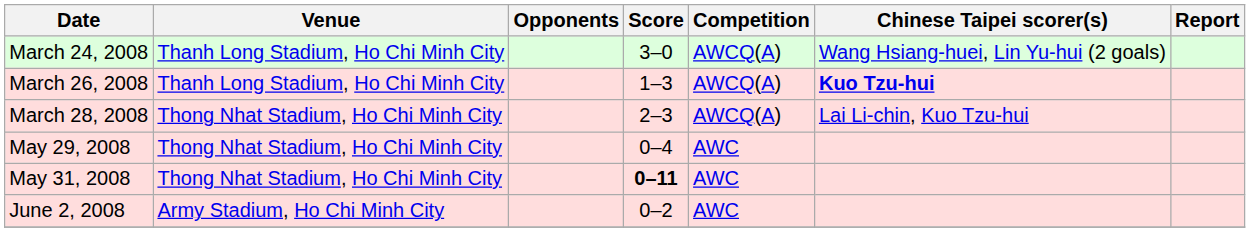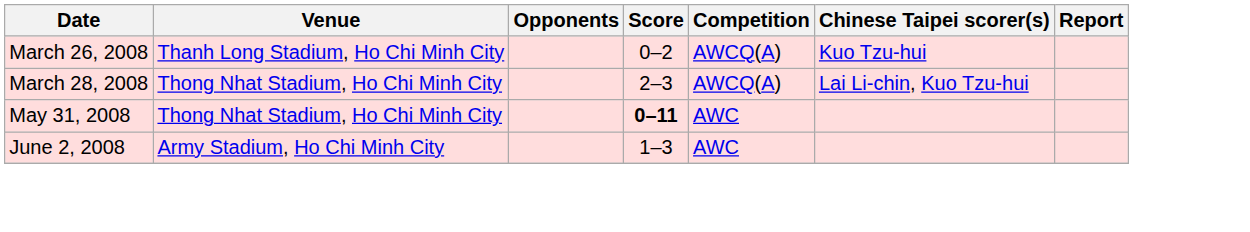- row: (79, 52)
(656, 83) 1–3 -> (656, 52) 0–2
(877, 83) bold -> (873, 52) normal
- row: (70, 147)
(656, 210) 0–2 -> (656, 147) 1–3
